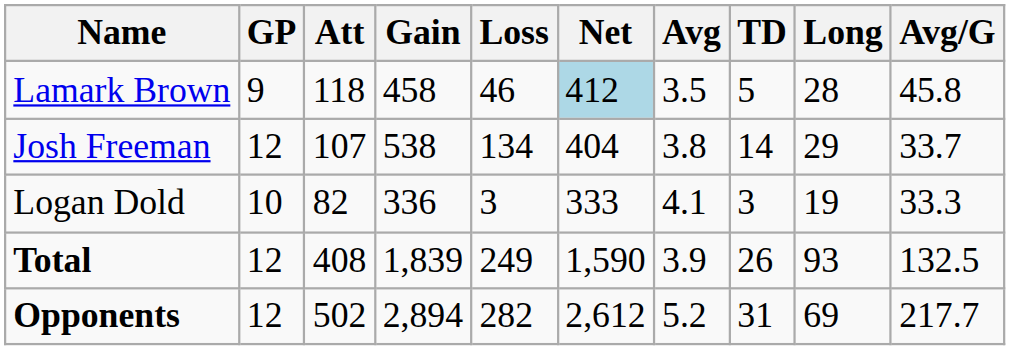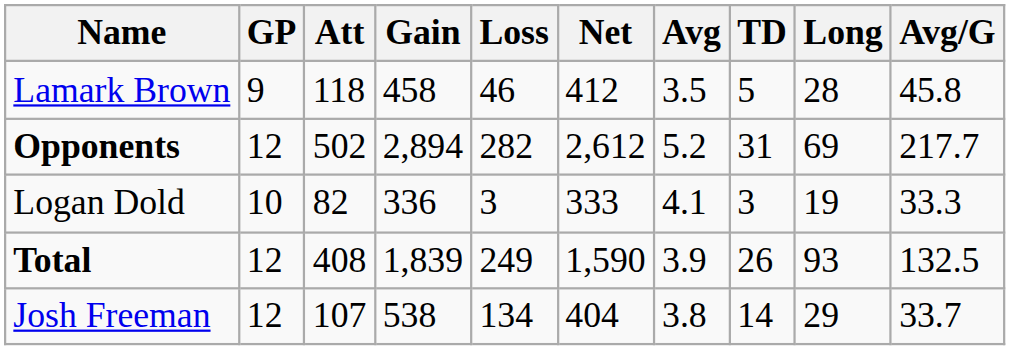(592, 89) lightblue background -> (592, 89) no background
rows swapped: (112, 145) <-> (97, 315)
